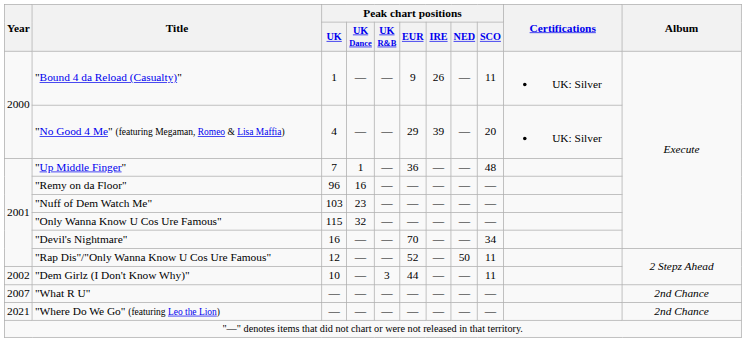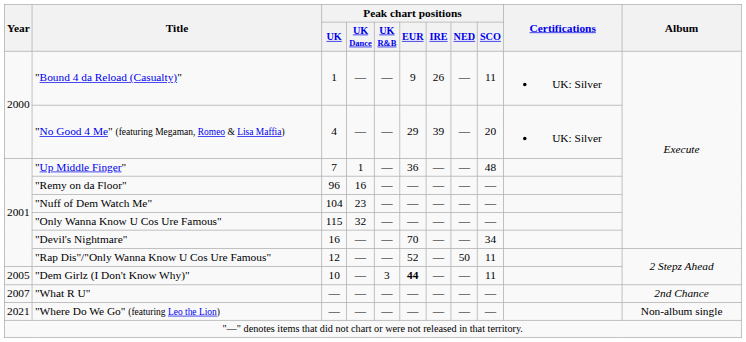(334, 203) 103 -> (334, 203) 104
(18, 275) 2002 -> (18, 275) 2005
(413, 275) normal -> (413, 275) bold
(682, 311) 2nd Chance -> (682, 311) Non-album single
